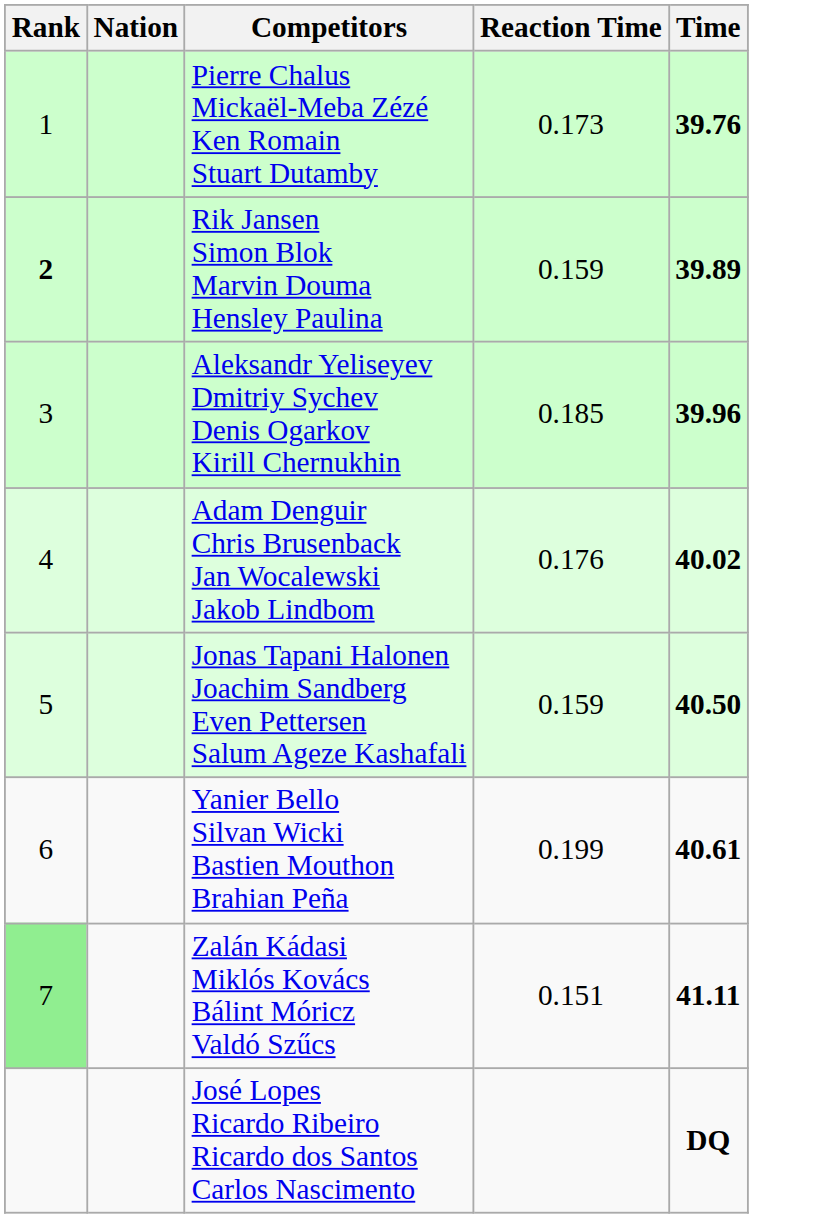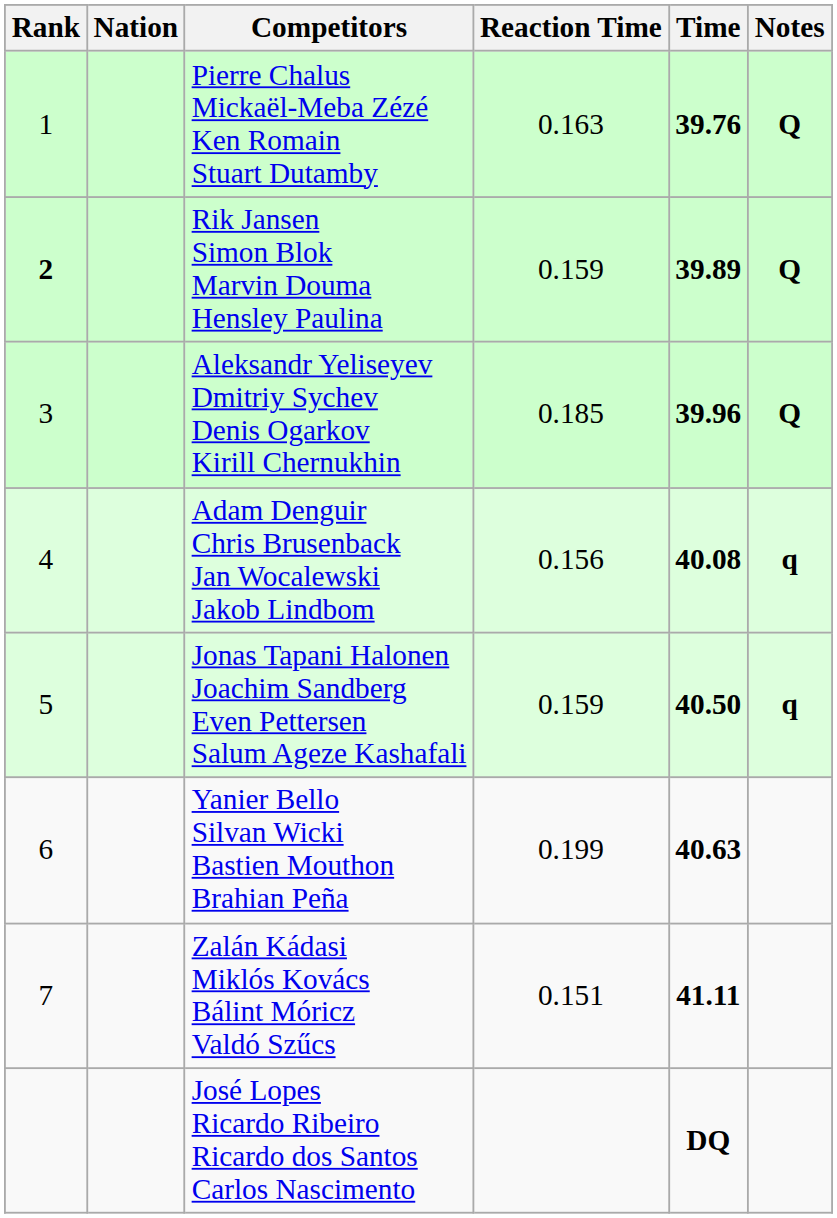+ column: (790, 27)
(571, 123) 0.173 -> (571, 123) 0.163
(571, 559) 0.176 -> (571, 559) 0.156
(708, 559) 40.02 -> (708, 559) 40.08
(708, 849) 40.61 -> (708, 849) 40.63
(46, 995) lightgreen background -> (46, 995) no background
